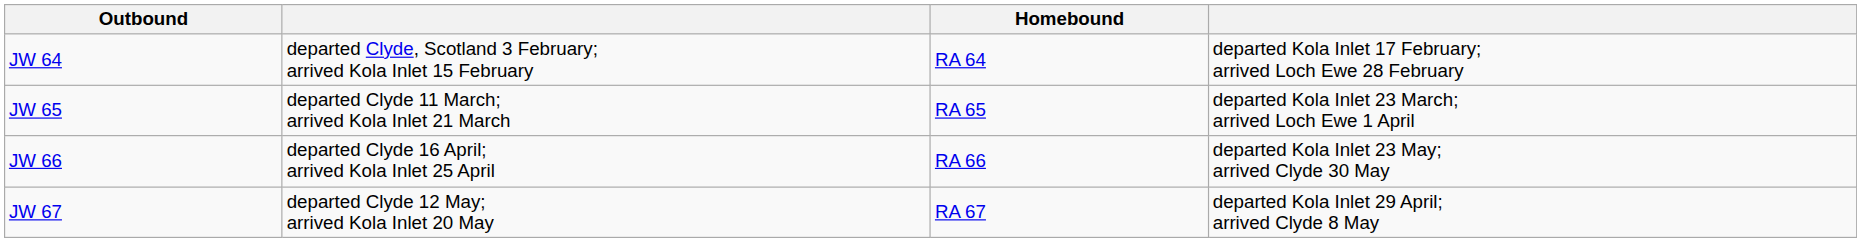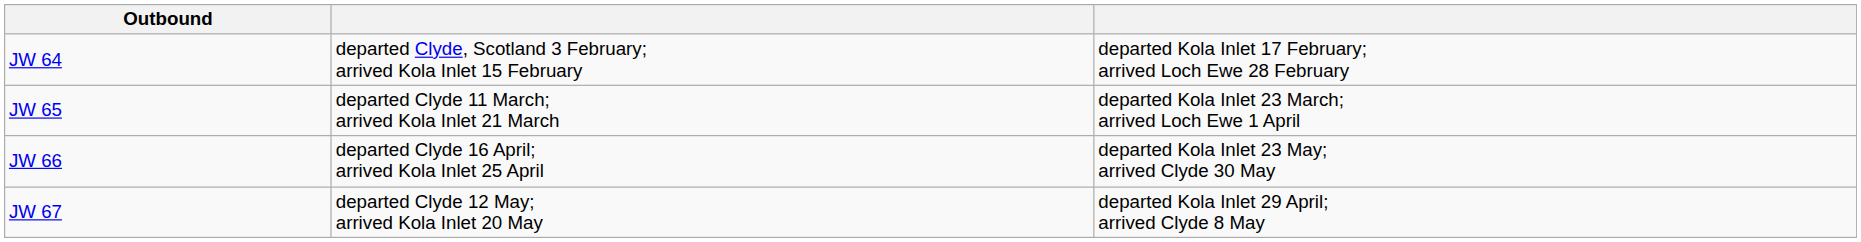- column: (1070, 19)
